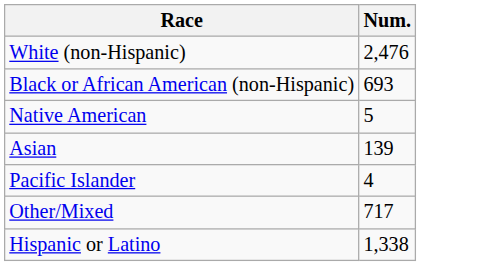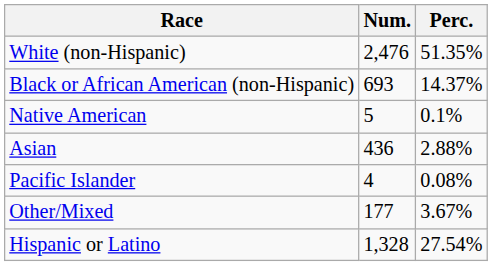+ column: (451, 20)
(379, 148) 139 -> (379, 148) 436
(379, 212) 717 -> (379, 212) 177
(386, 244) 1,338 -> (386, 244) 1,328
